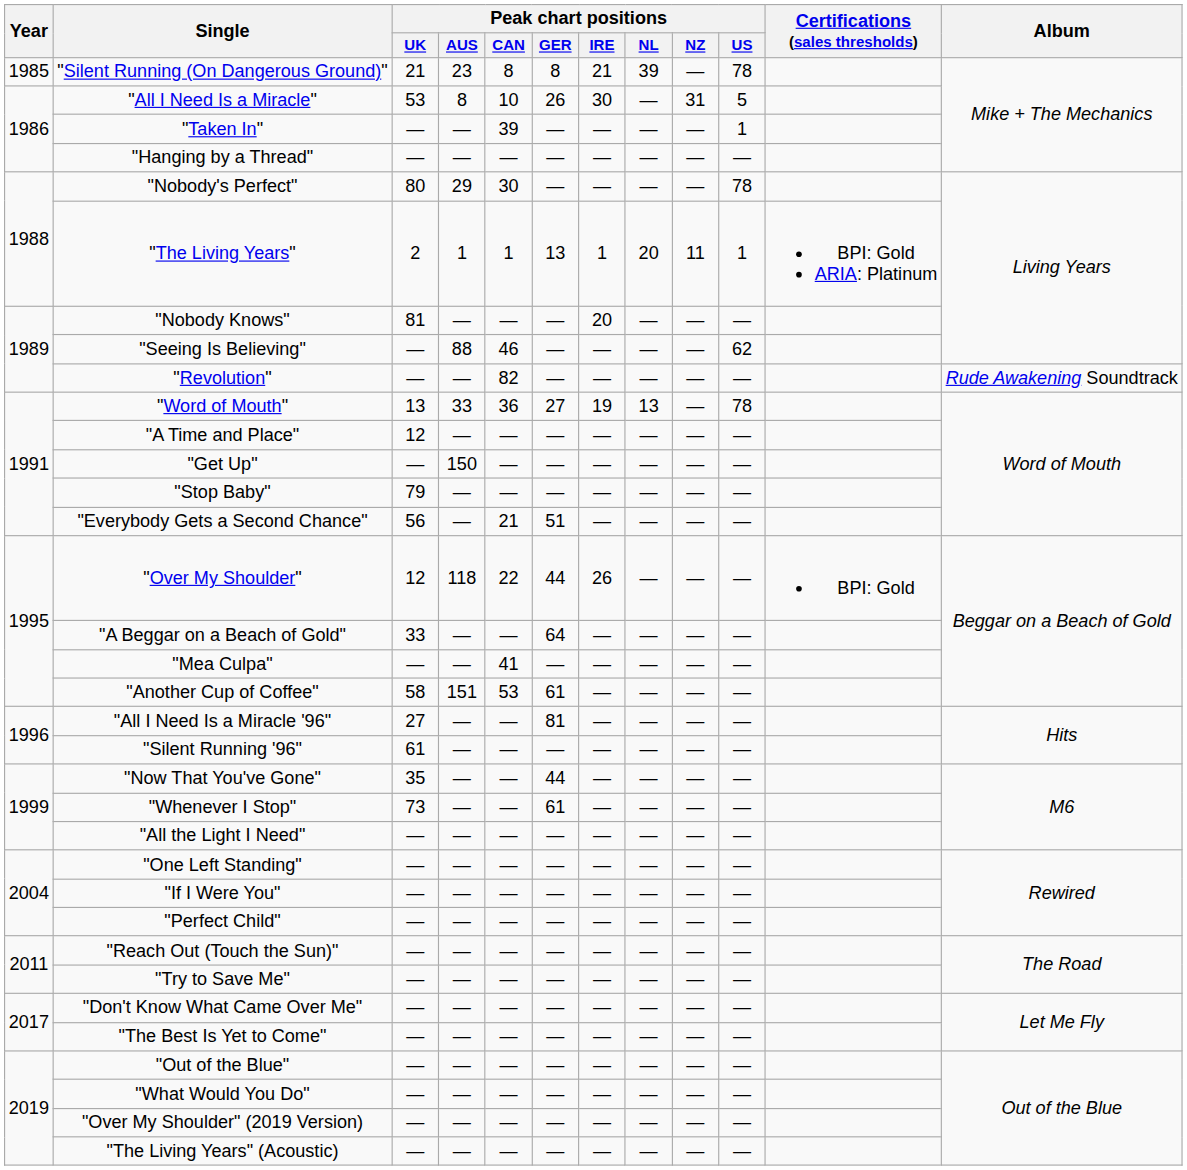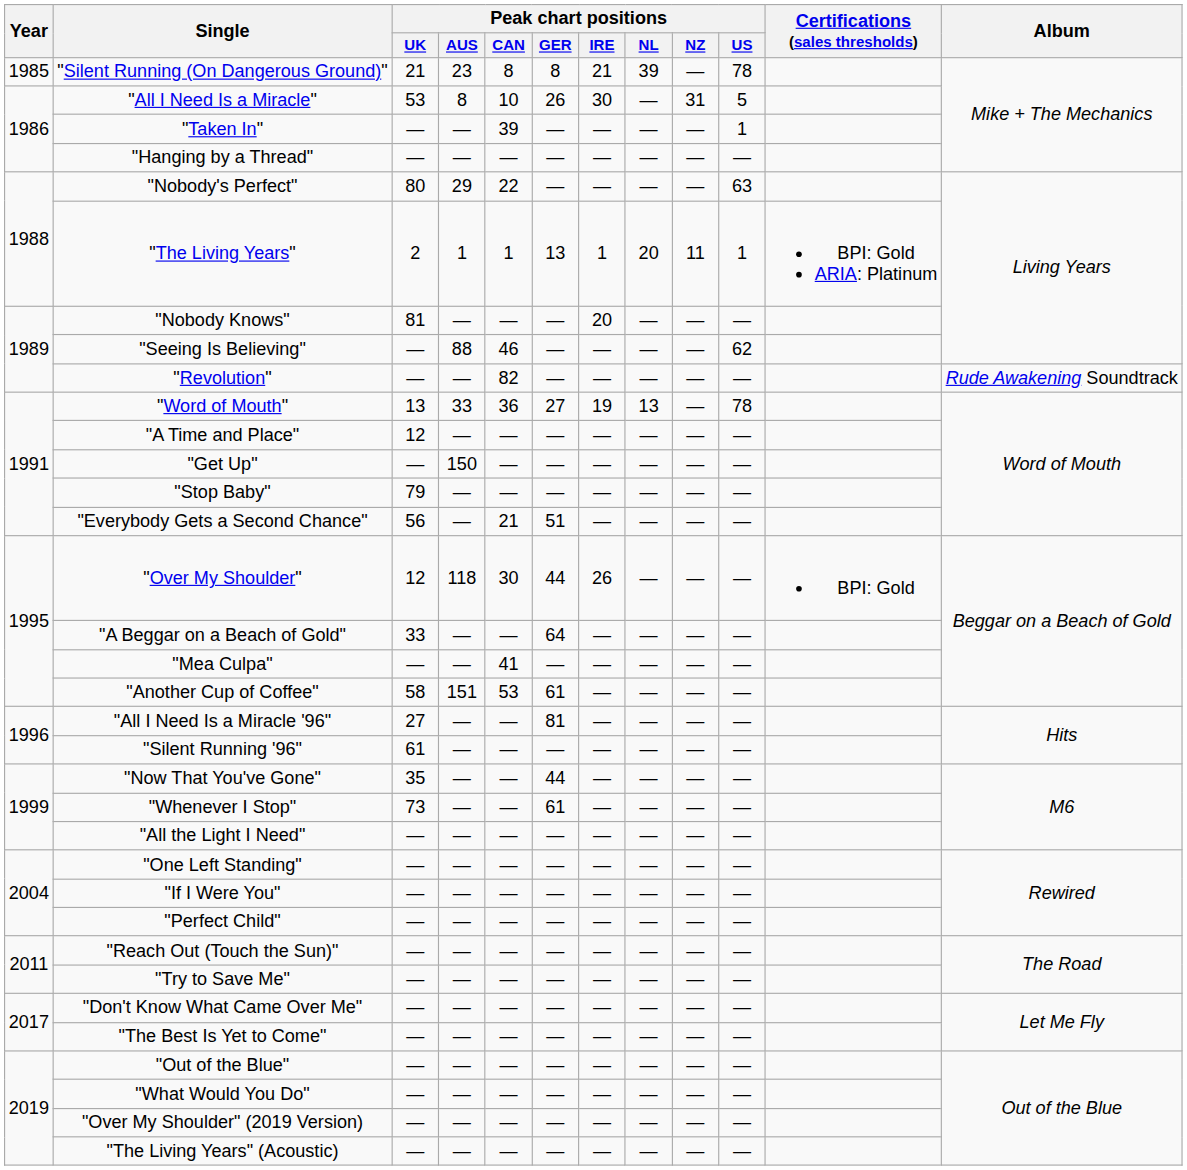(509, 186) 30 -> (509, 186) 22
(742, 186) 78 -> (742, 186) 63
(509, 578) 22 -> (509, 578) 30
